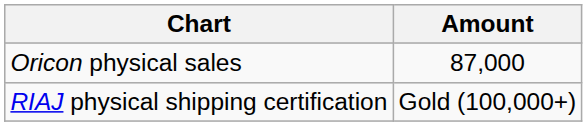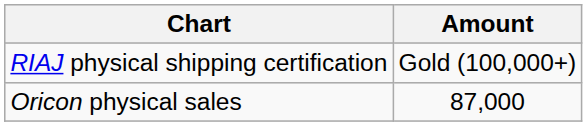rows swapped: (126, 62) <-> (199, 101)
